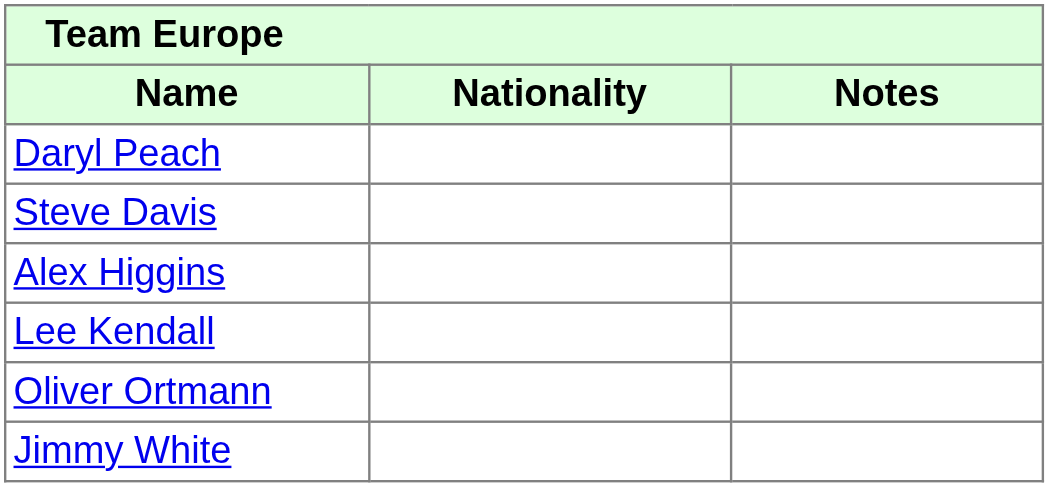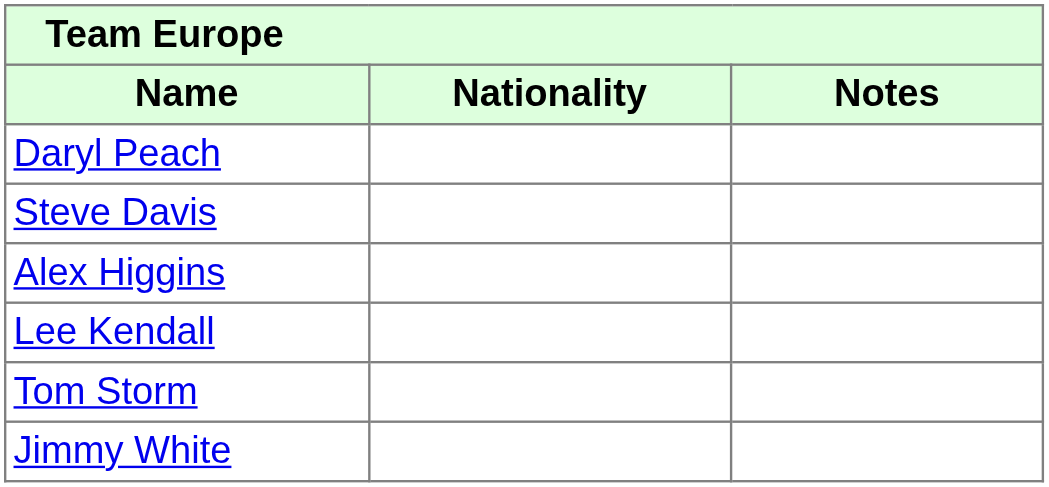- row: (143, 391)
+ row: (106, 391)
